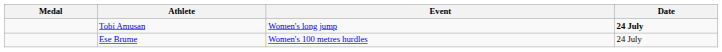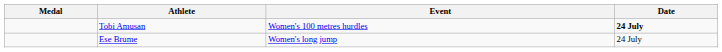(303, 26) Women's long jump -> (318, 26) Women's 100 metres hurdles
(318, 40) Women's 100 metres hurdles -> (303, 40) Women's long jump
